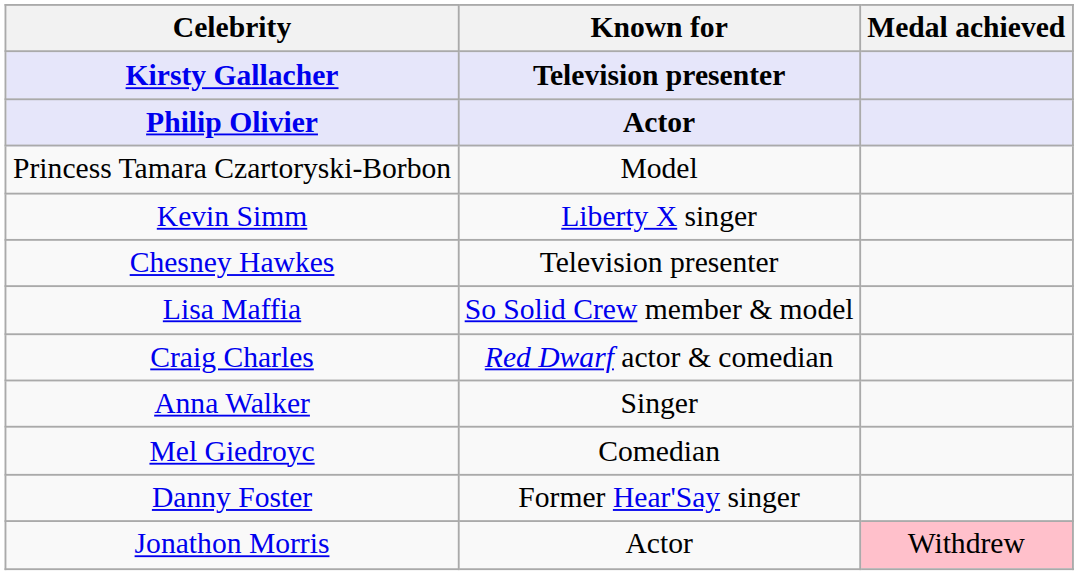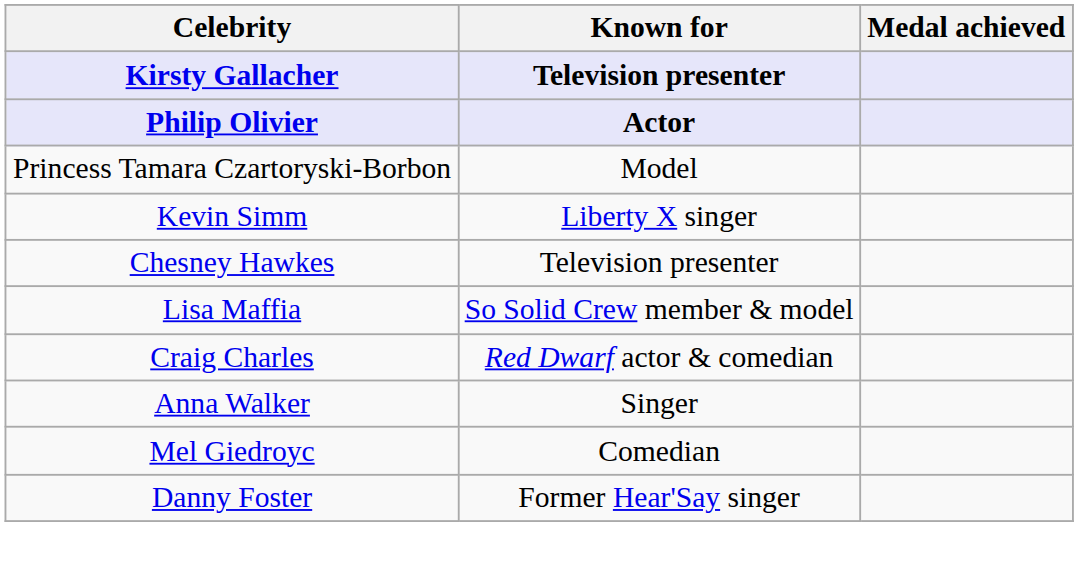- row: (232, 544)
